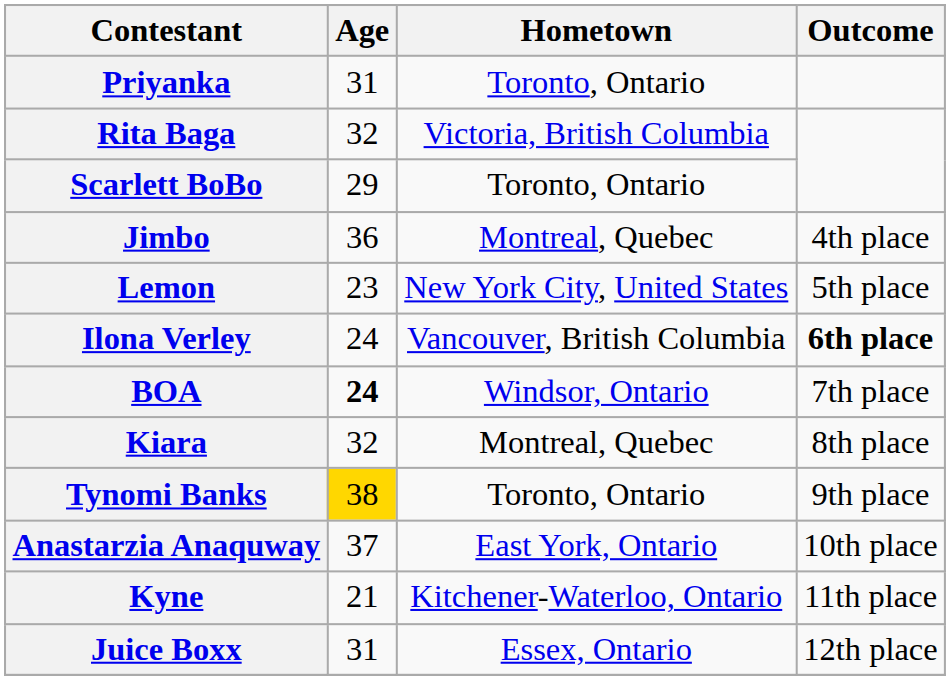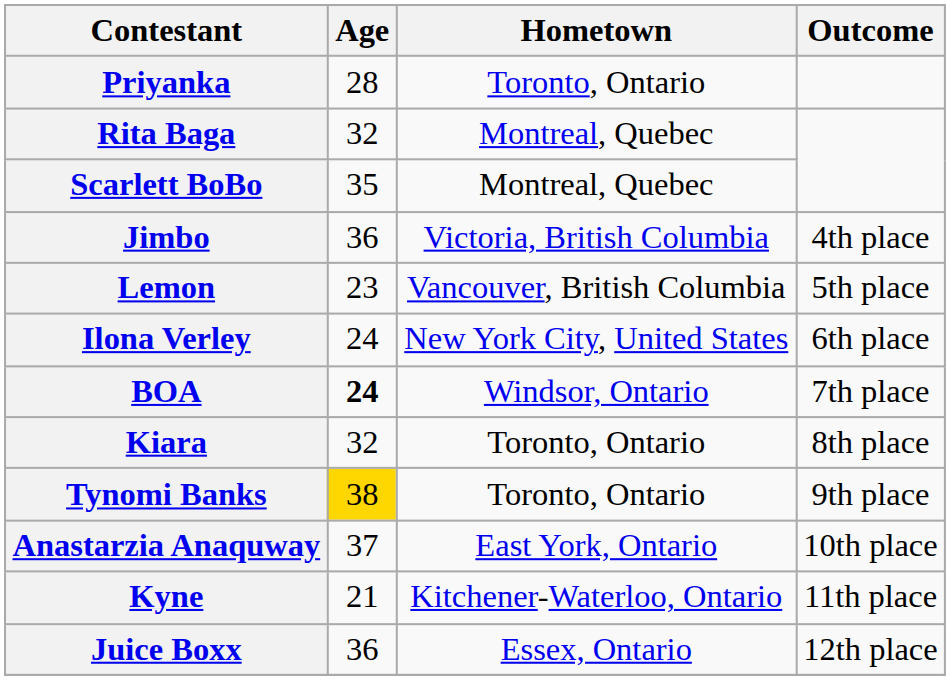(362, 81) 31 -> (362, 81) 28
(596, 133) Victoria, British Columbia -> (596, 133) Montreal, Quebec
(362, 184) 29 -> (362, 184) 35
(596, 184) Toronto, Ontario -> (596, 184) Montreal, Quebec
(596, 236) Montreal, Quebec -> (596, 236) Victoria, British Columbia
(596, 287) New York City, United States -> (596, 287) Vancouver, British Columbia
(596, 339) Vancouver, British Columbia -> (596, 339) New York City, United States
(870, 339) bold -> (870, 339) normal
(596, 442) Montreal, Quebec -> (596, 442) Toronto, Ontario
(362, 648) 31 -> (362, 648) 36
